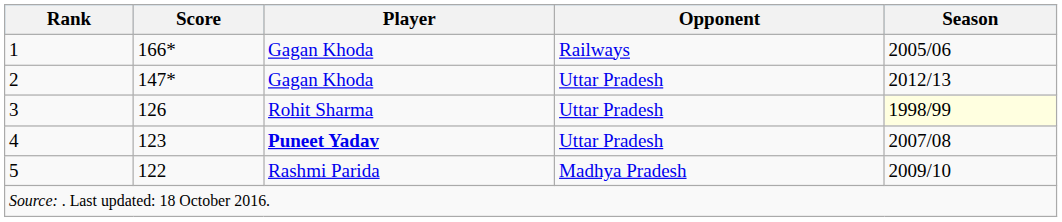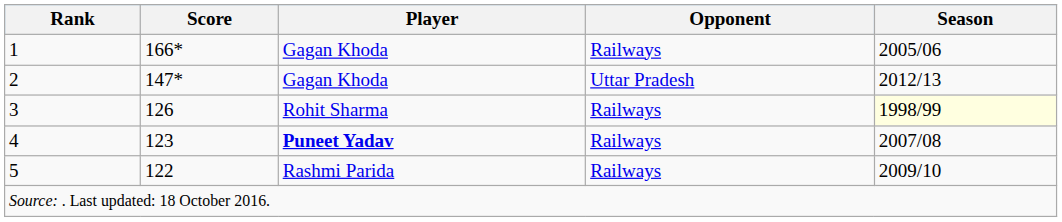(611, 110) Uttar Pradesh -> (626, 110) Railways
(611, 140) Uttar Pradesh -> (626, 140) Railways
(623, 170) Madhya Pradesh -> (626, 170) Railways
